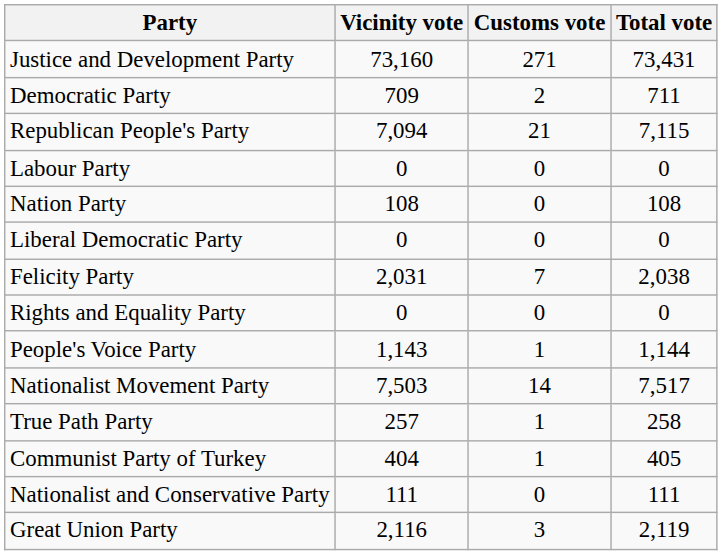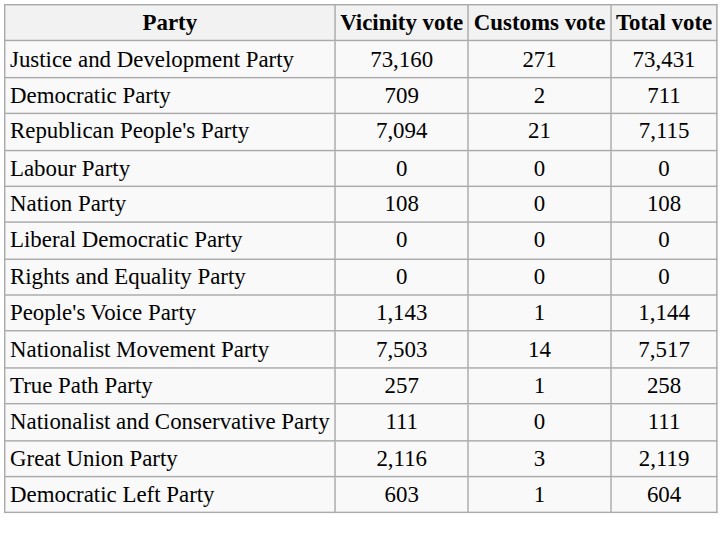- row: (72, 276)
- row: (138, 458)
+ row: (112, 494)
